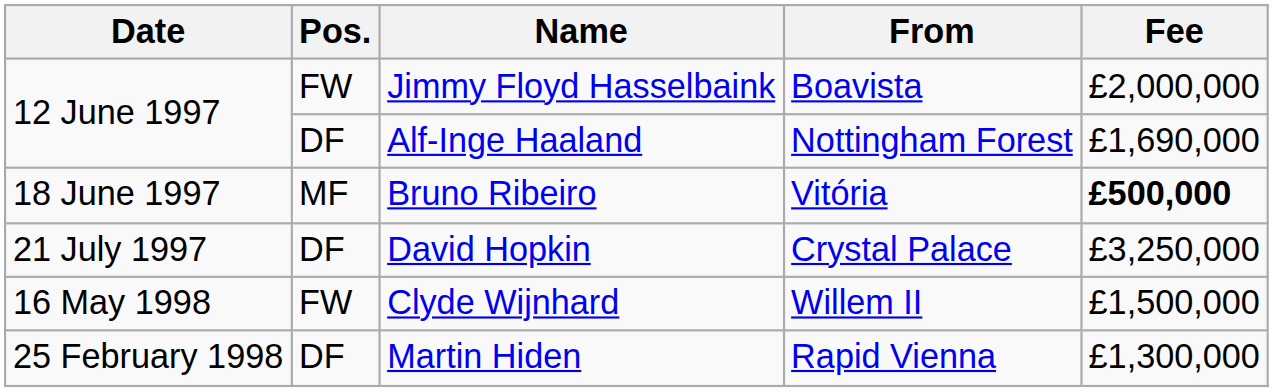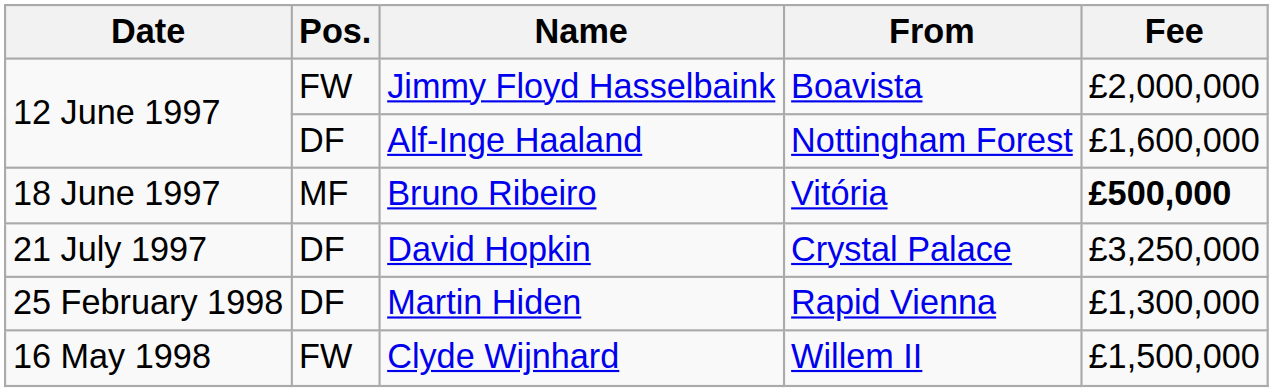(1174, 140) £1,690,000 -> (1174, 140) £1,600,000
rows swapped: (484, 357) <-> (503, 303)
